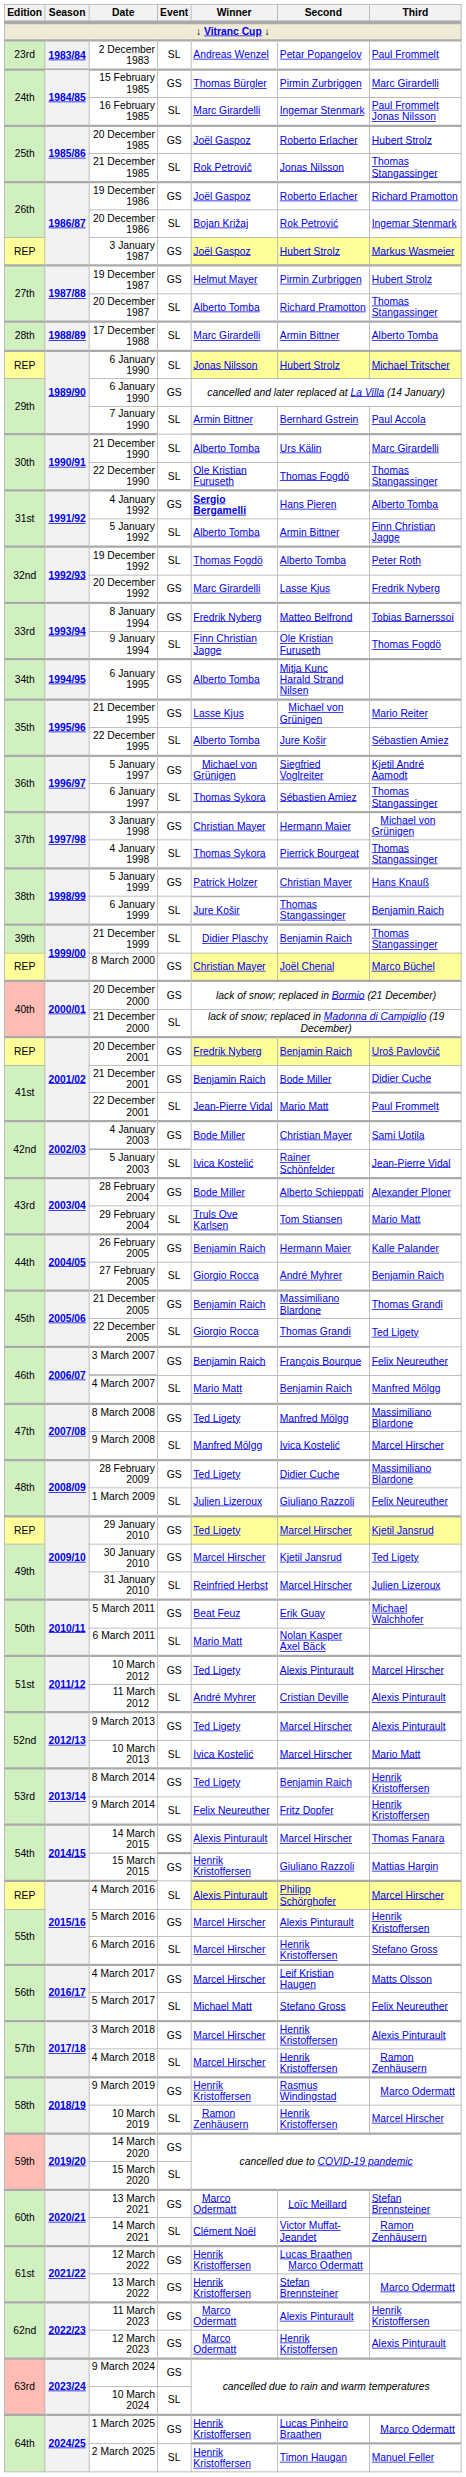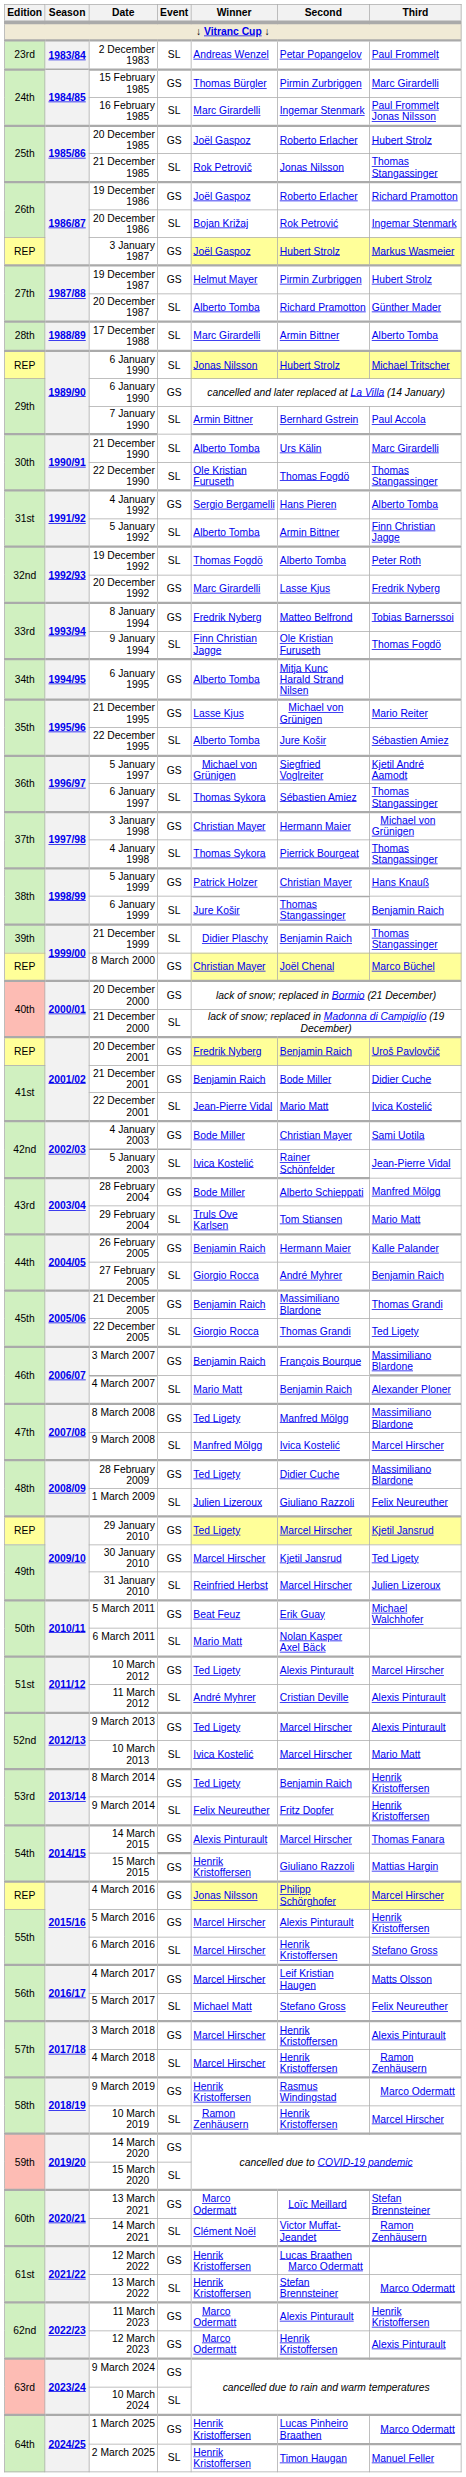(405, 307) Thomas Stangassinger -> (406, 307) Günther Mader
(220, 505) bold -> (234, 505) normal
(405, 1106) Paul Frommelt -> (402, 1106) Ivica Kostelić
(411, 1192) Alexander Ploner -> (406, 1192) Manfred Mölgg
(410, 1360) Felix Neureuther -> (402, 1361) Massimiliano Blardone
(406, 1389) Manfred Mölgg -> (411, 1389) Alexander Ploner
(174, 1895) SL -> (174, 1895) GS
(230, 1895) Alexis Pinturault -> (225, 1895) Jonas Nilsson
(174, 2287) GS -> (174, 2288) SL
